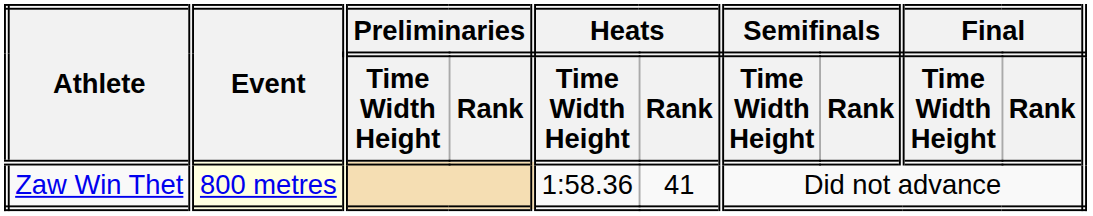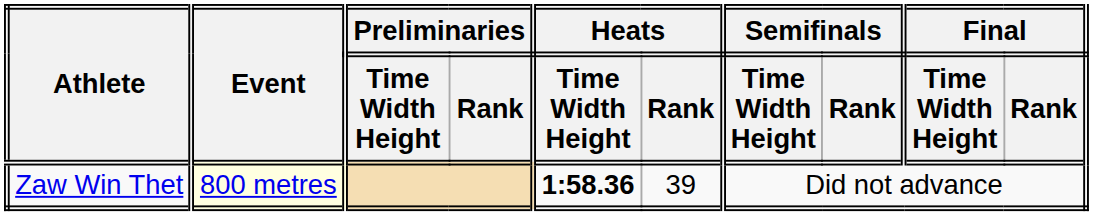(587, 186) normal -> (588, 186) bold
(679, 186) 41 -> (681, 186) 39
